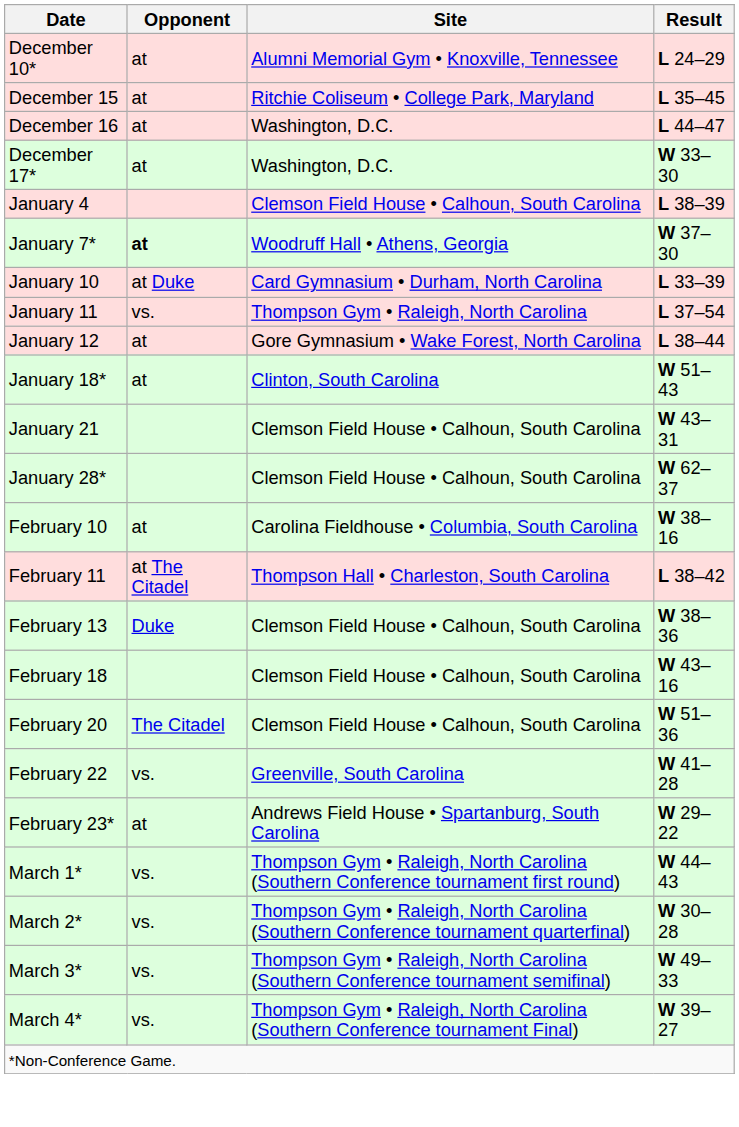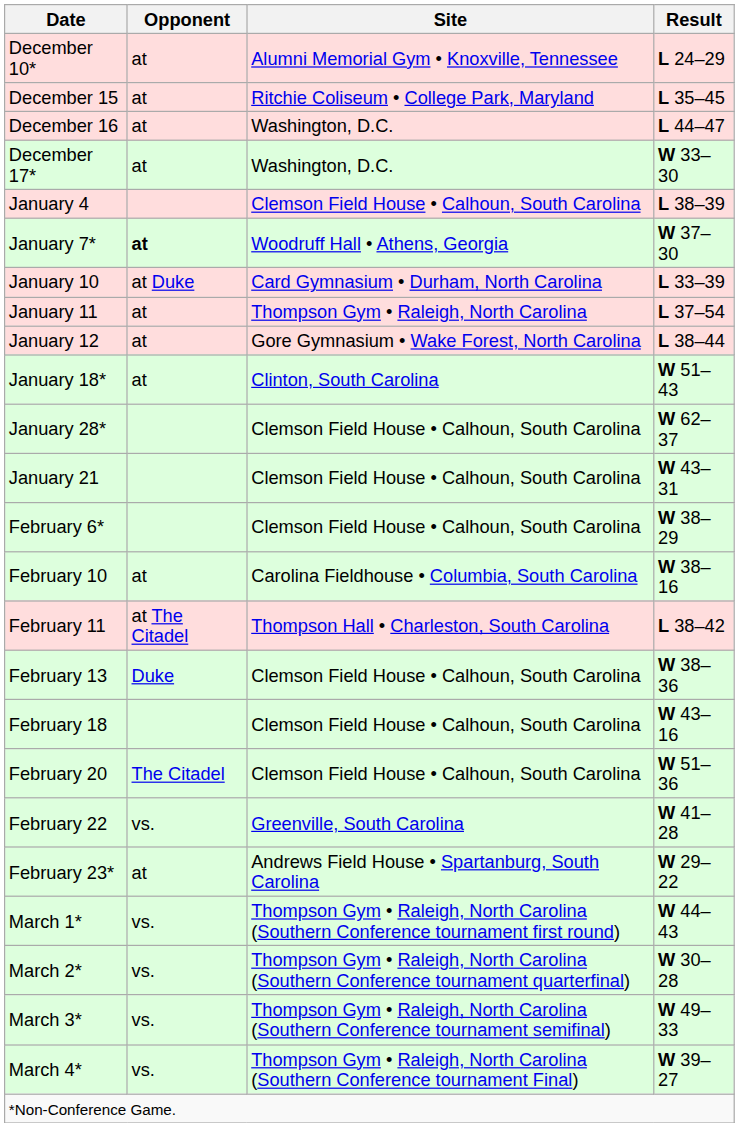(143, 311) vs. -> (139, 311) at
rows swapped: (54, 429) <-> (57, 478)
+ row: (56, 527)
